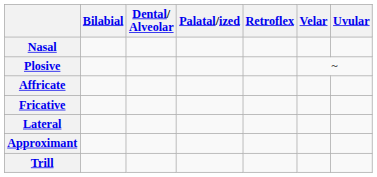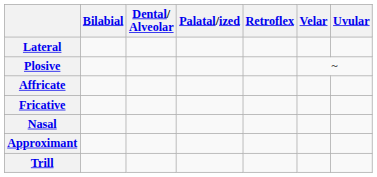rows swapped: (42, 47) <-> (42, 124)
